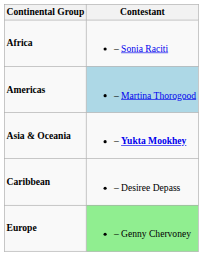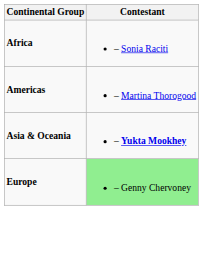(142, 95) lightblue background -> (142, 95) no background
- row: (28, 182)
